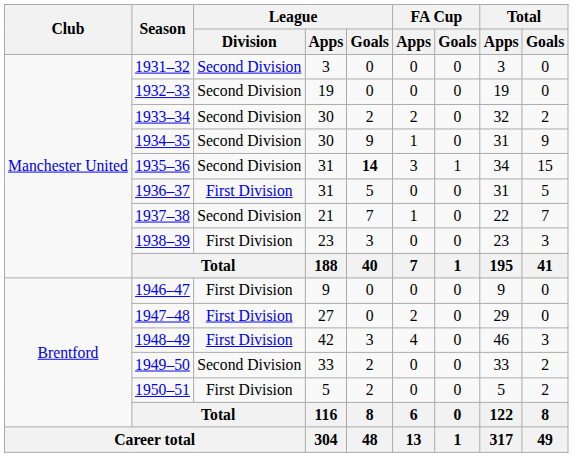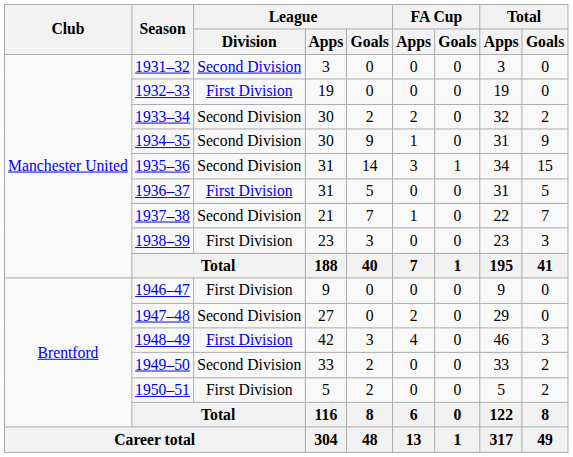(249, 91) Second Division -> (249, 91) First Division
(370, 166) bold -> (370, 166) normal
(249, 315) First Division -> (249, 315) Second Division
